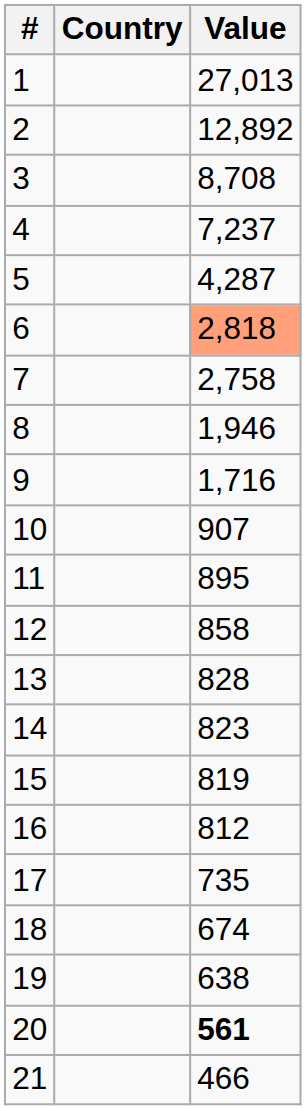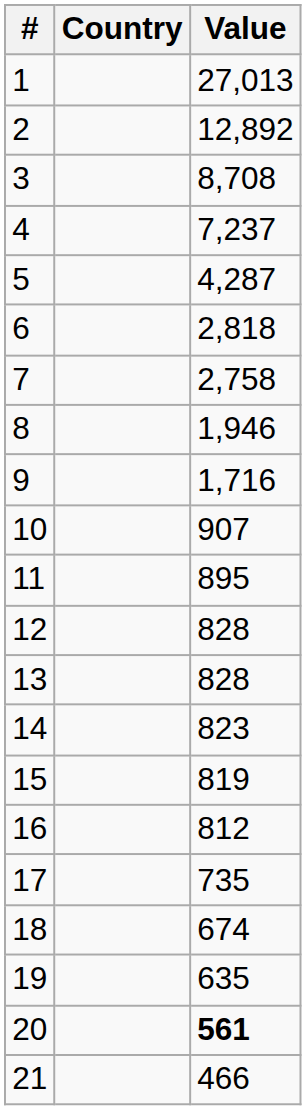(237, 329) lightsalmon background -> (237, 329) no background
(223, 629) 858 -> (223, 629) 828
(223, 979) 638 -> (223, 979) 635
